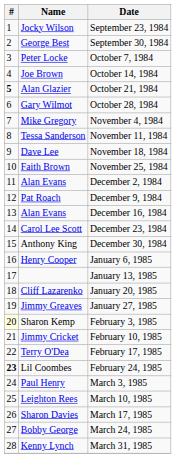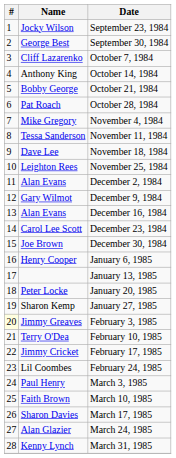(44, 58) Peter Locke -> (52, 58) Cliff Lazarenko
(42, 74) Joe Brown -> (49, 74) Anthony King
(9, 89) bold -> (9, 89) normal
(46, 89) Alan Glazier -> (49, 89) Bobby George
(46, 105) Gary Wilmot -> (41, 105) Pat Roach
(45, 167) Faith Brown -> (49, 167) Leighton Rees
(41, 197) Pat Roach -> (46, 197) Gary Wilmot
(49, 244) Anthony King -> (42, 244) Joe Brown
(52, 290) Cliff Lazarenko -> (44, 290) Peter Locke
(51, 306) Jimmy Greaves -> (48, 306) Sharon Kemp
(48, 321) Sharon Kemp -> (51, 321) Jimmy Greaves
(50, 337) Jimmy Cricket -> (45, 337) Terry O'Dea
(45, 352) Terry O'Dea -> (50, 352) Jimmy Cricket
(11, 368) bold -> (11, 368) normal
(49, 399) Leighton Rees -> (45, 399) Faith Brown
(49, 430) Bobby George -> (46, 430) Alan Glazier
